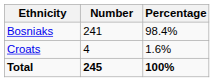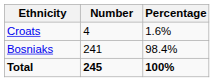rows swapped: (30, 31) <-> (24, 49)
